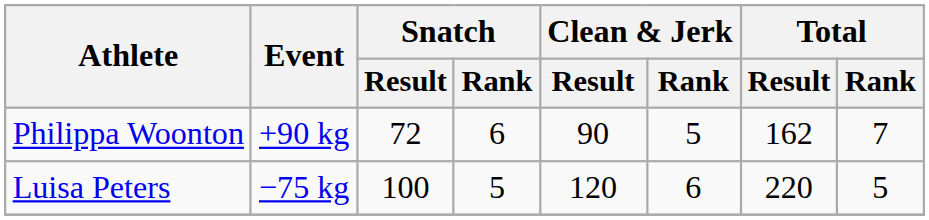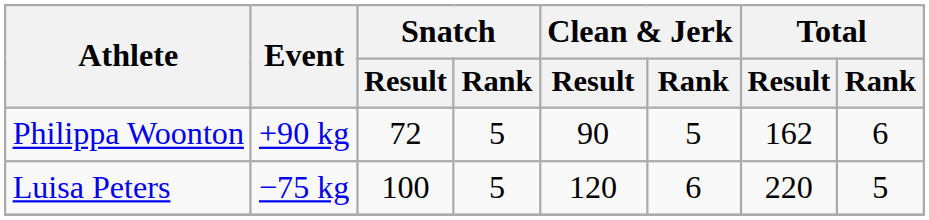(497, 134) 6 -> (497, 134) 5
(880, 134) 7 -> (880, 134) 6
